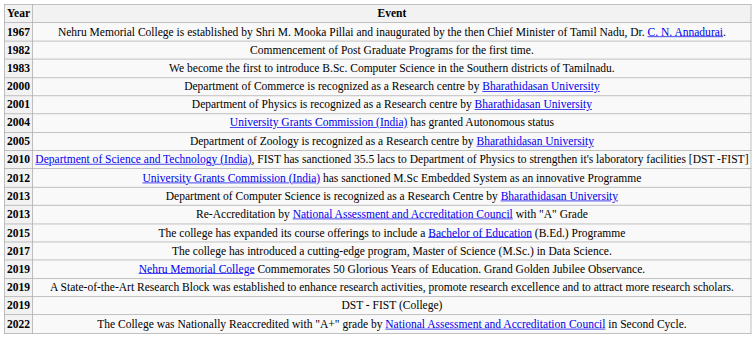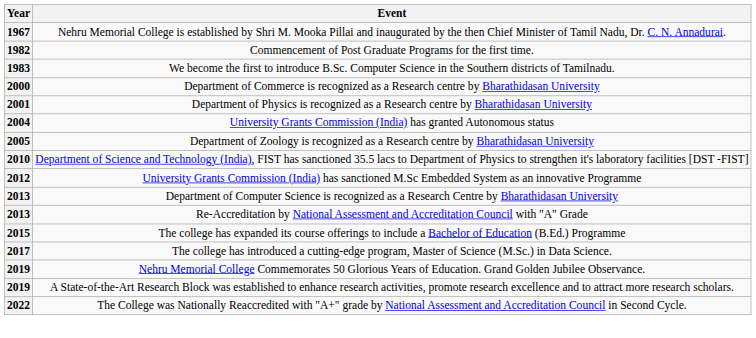- row: (392, 305)
